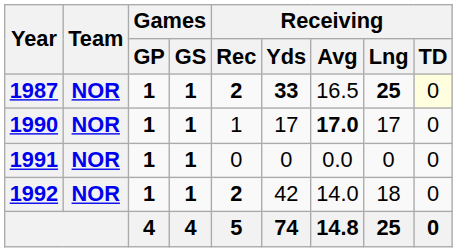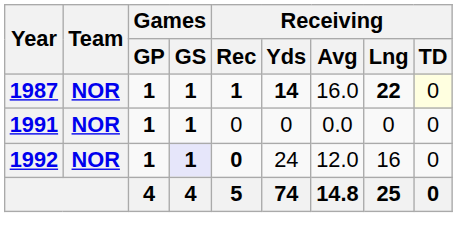(236, 90) 2 -> (236, 90) 1
(286, 90) 33 -> (286, 90) 14
(337, 90) 16.5 -> (337, 90) 16.0
(389, 90) 25 -> (389, 90) 22
- row: (34, 125)
(191, 194) no background -> (191, 159) lavender background
(236, 194) 2 -> (236, 159) 0
(286, 194) 42 -> (286, 159) 24
(337, 194) 14.0 -> (337, 159) 12.0
(389, 194) 18 -> (389, 159) 16
